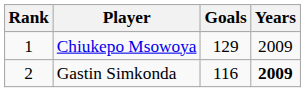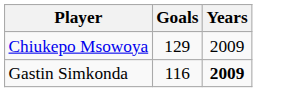- column: (29, 18)
